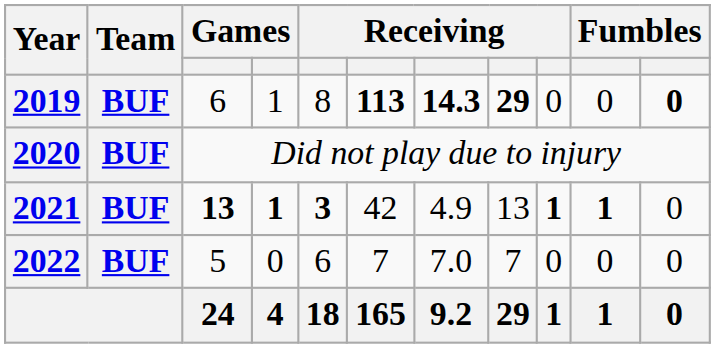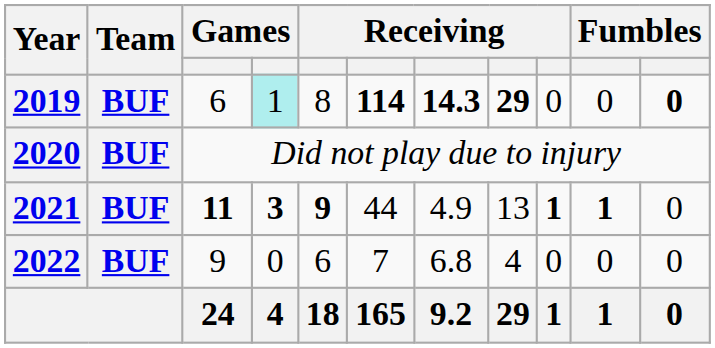(275, 100) no background -> (275, 100) paleturquoise background
(381, 100) 113 -> (381, 100) 114
(218, 207) 13 -> (218, 207) 11
(275, 207) 1 -> (275, 207) 3
(323, 207) 3 -> (323, 207) 9
(381, 207) 42 -> (381, 207) 44
(218, 260) 5 -> (218, 260) 9
(451, 260) 7.0 -> (451, 260) 6.8
(513, 260) 7 -> (513, 260) 4
